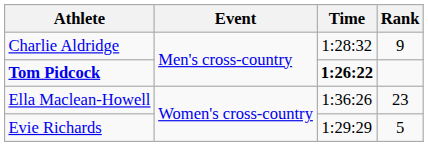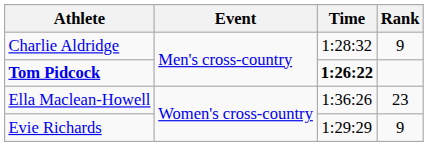(400, 127) 5 -> (400, 127) 9
